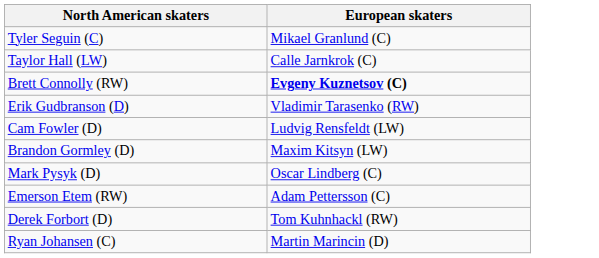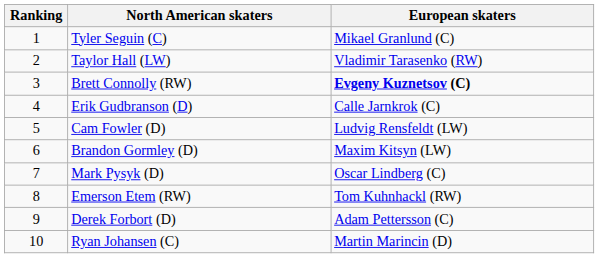+ column: (36, 15)
(324, 60) Calle Jarnkrok (C) -> (408, 60) Vladimir Tarasenko (RW)
(345, 106) Vladimir Tarasenko (RW) -> (387, 106) Calle Jarnkrok (C)
(330, 196) Adam Pettersson (C) -> (398, 196) Tom Kuhnhackl (RW)
(334, 219) Tom Kuhnhackl (RW) -> (394, 219) Adam Pettersson (C)
